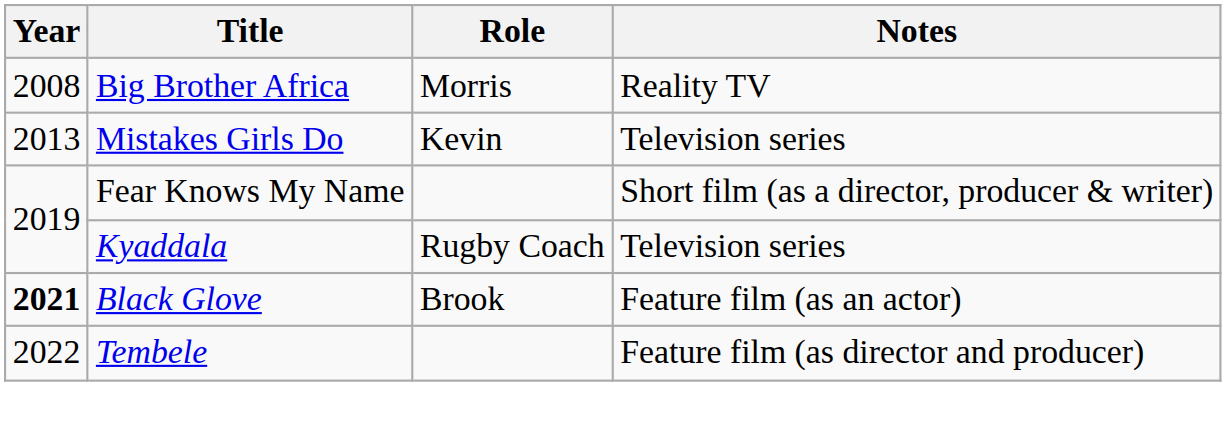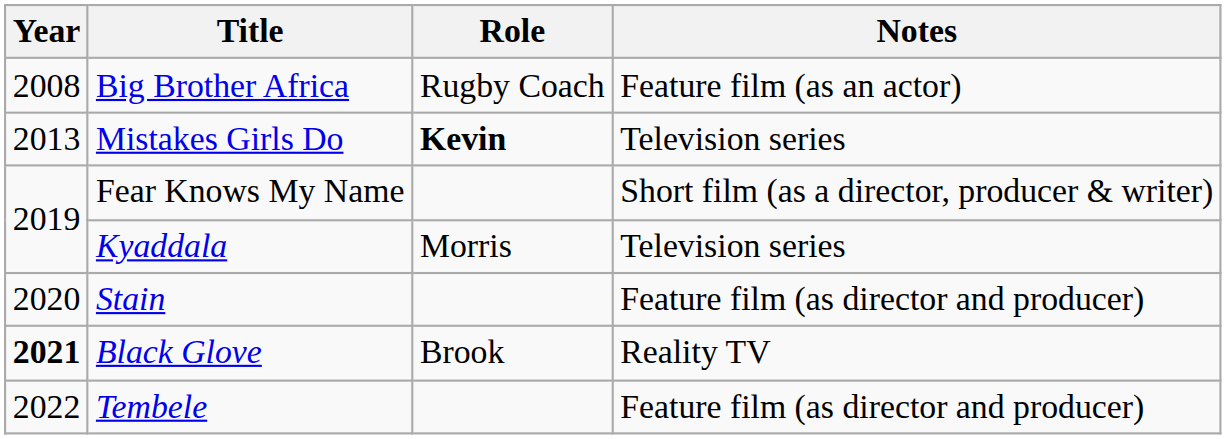(466, 84) Morris -> (512, 84) Rugby Coach
(695, 84) Reality TV -> (791, 84) Feature film (as an actor)
(461, 138) normal -> (463, 138) bold
(512, 245) Rugby Coach -> (466, 245) Morris
+ row: (131, 298)
(791, 298) Feature film (as an actor) -> (695, 352) Reality TV
